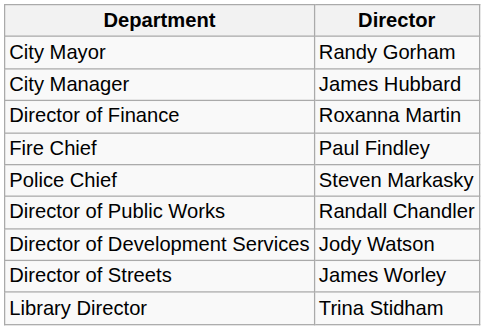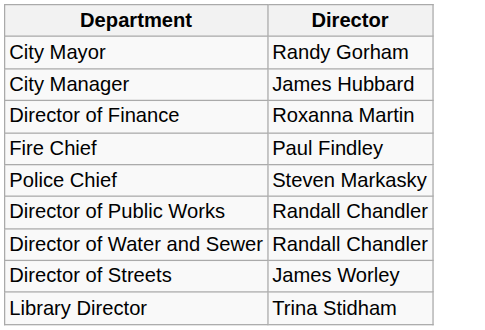+ row: (136, 244)
- row: (159, 244)
